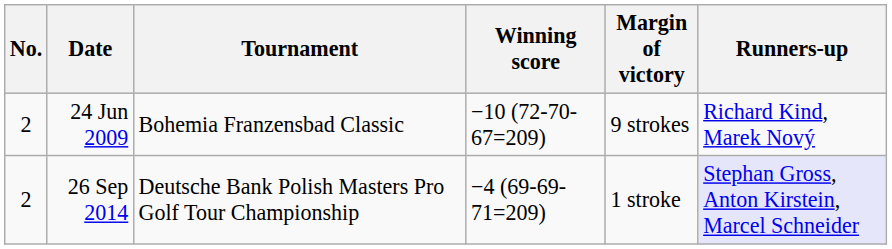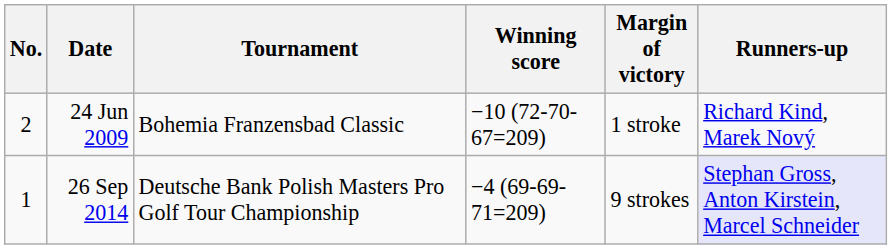(650, 124) 9 strokes -> (646, 124) 1 stroke
(26, 199) 2 -> (26, 199) 1
(646, 199) 1 stroke -> (650, 199) 9 strokes
